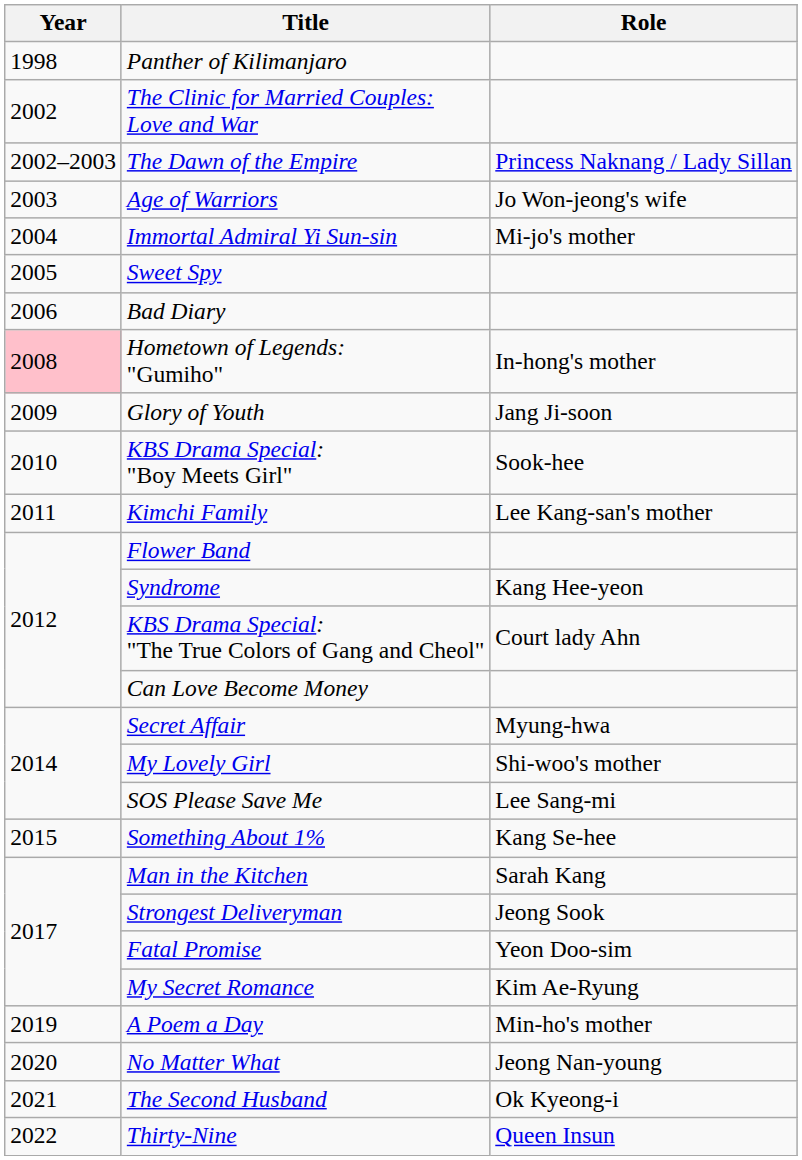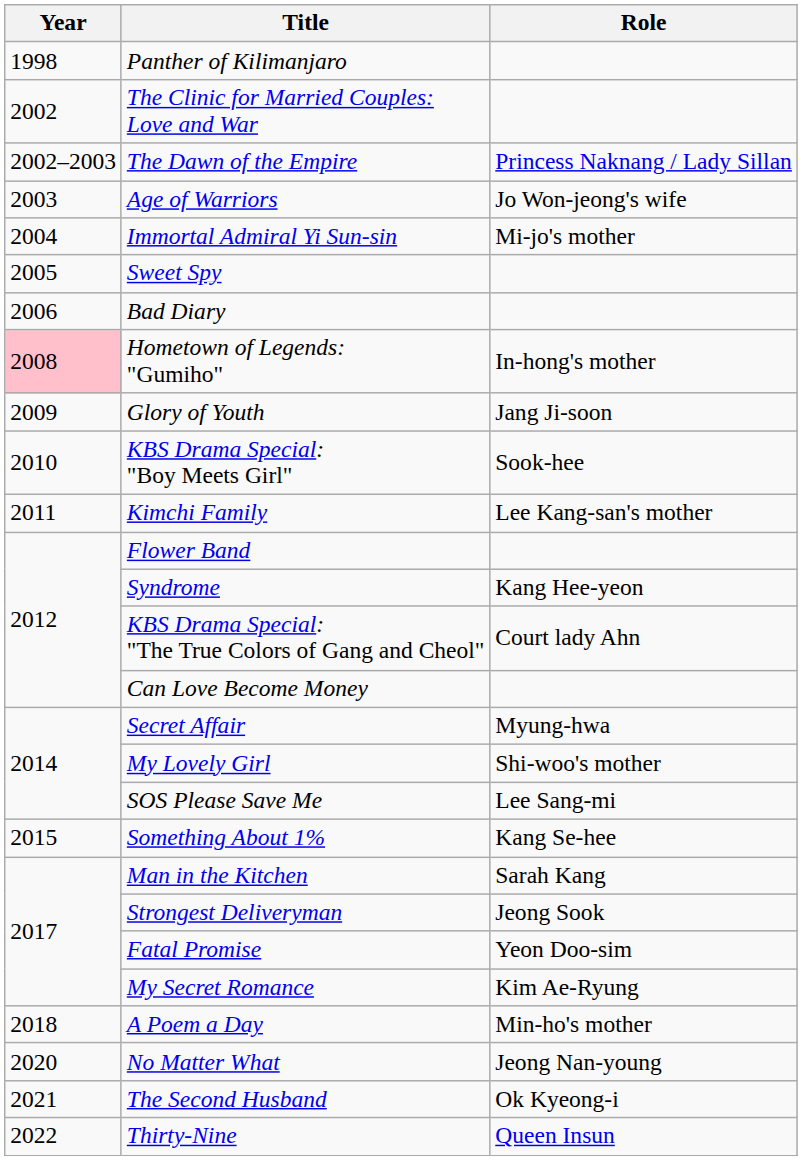(34, 1024) 2019 -> (34, 1024) 2018
